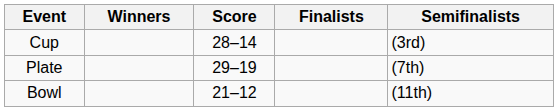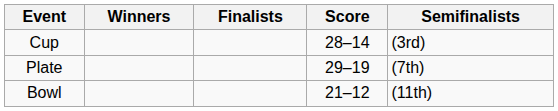columns swapped: (234, 17) <-> (331, 17)
